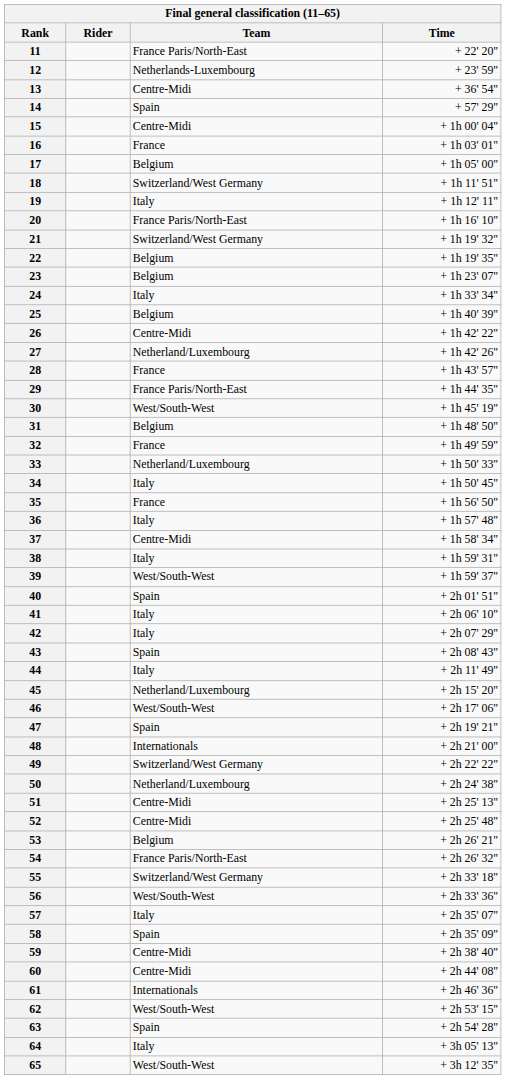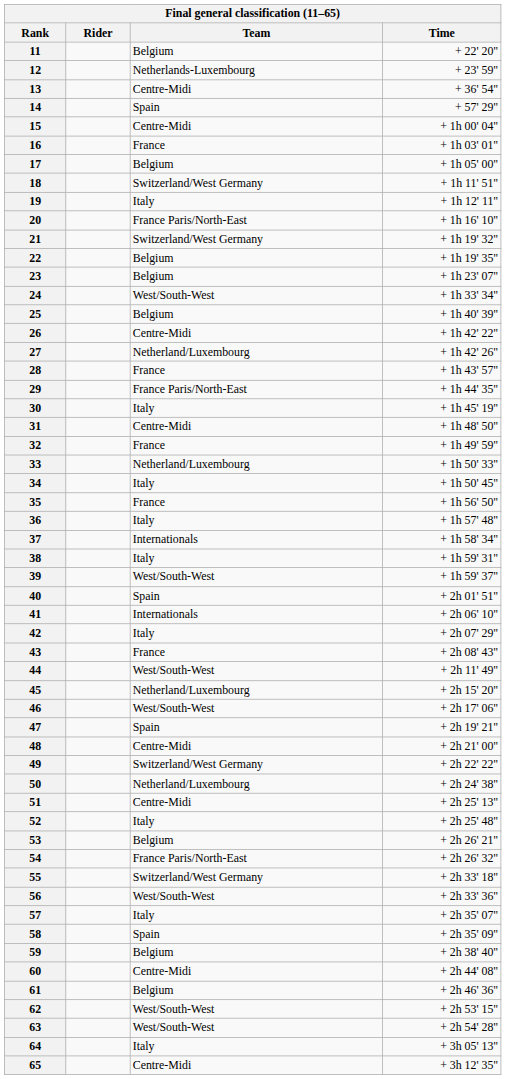(190, 51) France Paris/North-East -> (153, 51) Belgium
(144, 295) Italy -> (174, 295) West/South-West
(174, 408) West/South-West -> (144, 408) Italy
(153, 426) Belgium -> (162, 426) Centre-Midi
(162, 539) Centre-Midi -> (165, 539) Internationals
(144, 614) Italy -> (165, 614) Internationals
(146, 652) Spain -> (149, 652) France
(144, 671) Italy -> (174, 671) West/South-West
(165, 746) Internationals -> (162, 746) Centre-Midi
(162, 821) Centre-Midi -> (144, 821) Italy
(162, 952) Centre-Midi -> (153, 952) Belgium
(165, 990) Internationals -> (153, 990) Belgium
(146, 1027) Spain -> (174, 1027) West/South-West
(174, 1065) West/South-West -> (162, 1065) Centre-Midi
